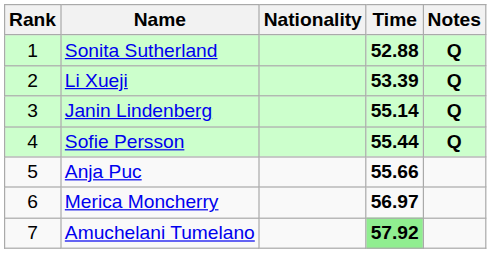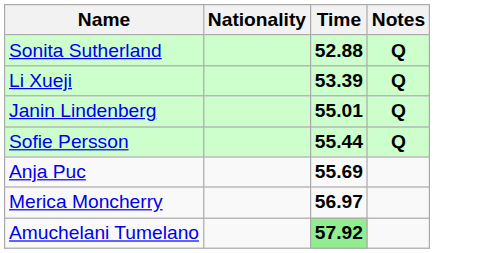- column: (33, 19)
(395, 111) 55.14 -> (339, 111) 55.01
(395, 171) 55.66 -> (339, 171) 55.69
